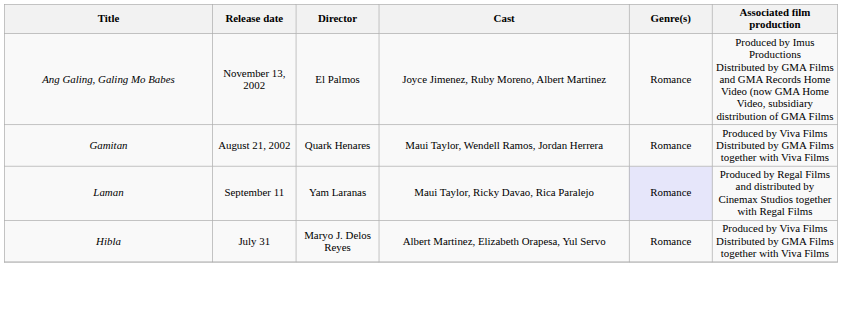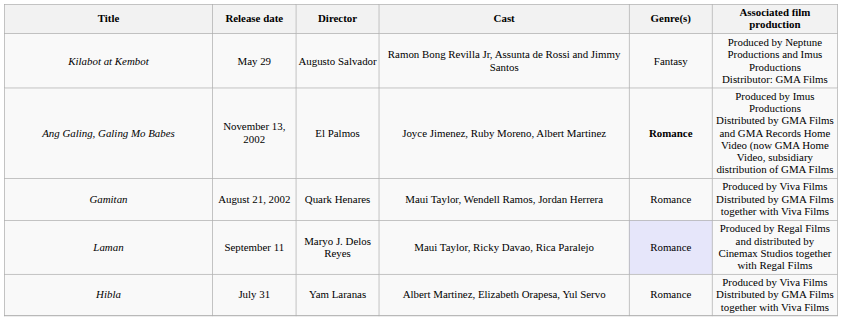+ row: (108, 60)
(671, 79) normal -> (671, 133) bold
(338, 193) Yam Laranas -> (338, 247) Maryo J. Delos Reyes
(338, 241) Maryo J. Delos Reyes -> (338, 295) Yam Laranas
